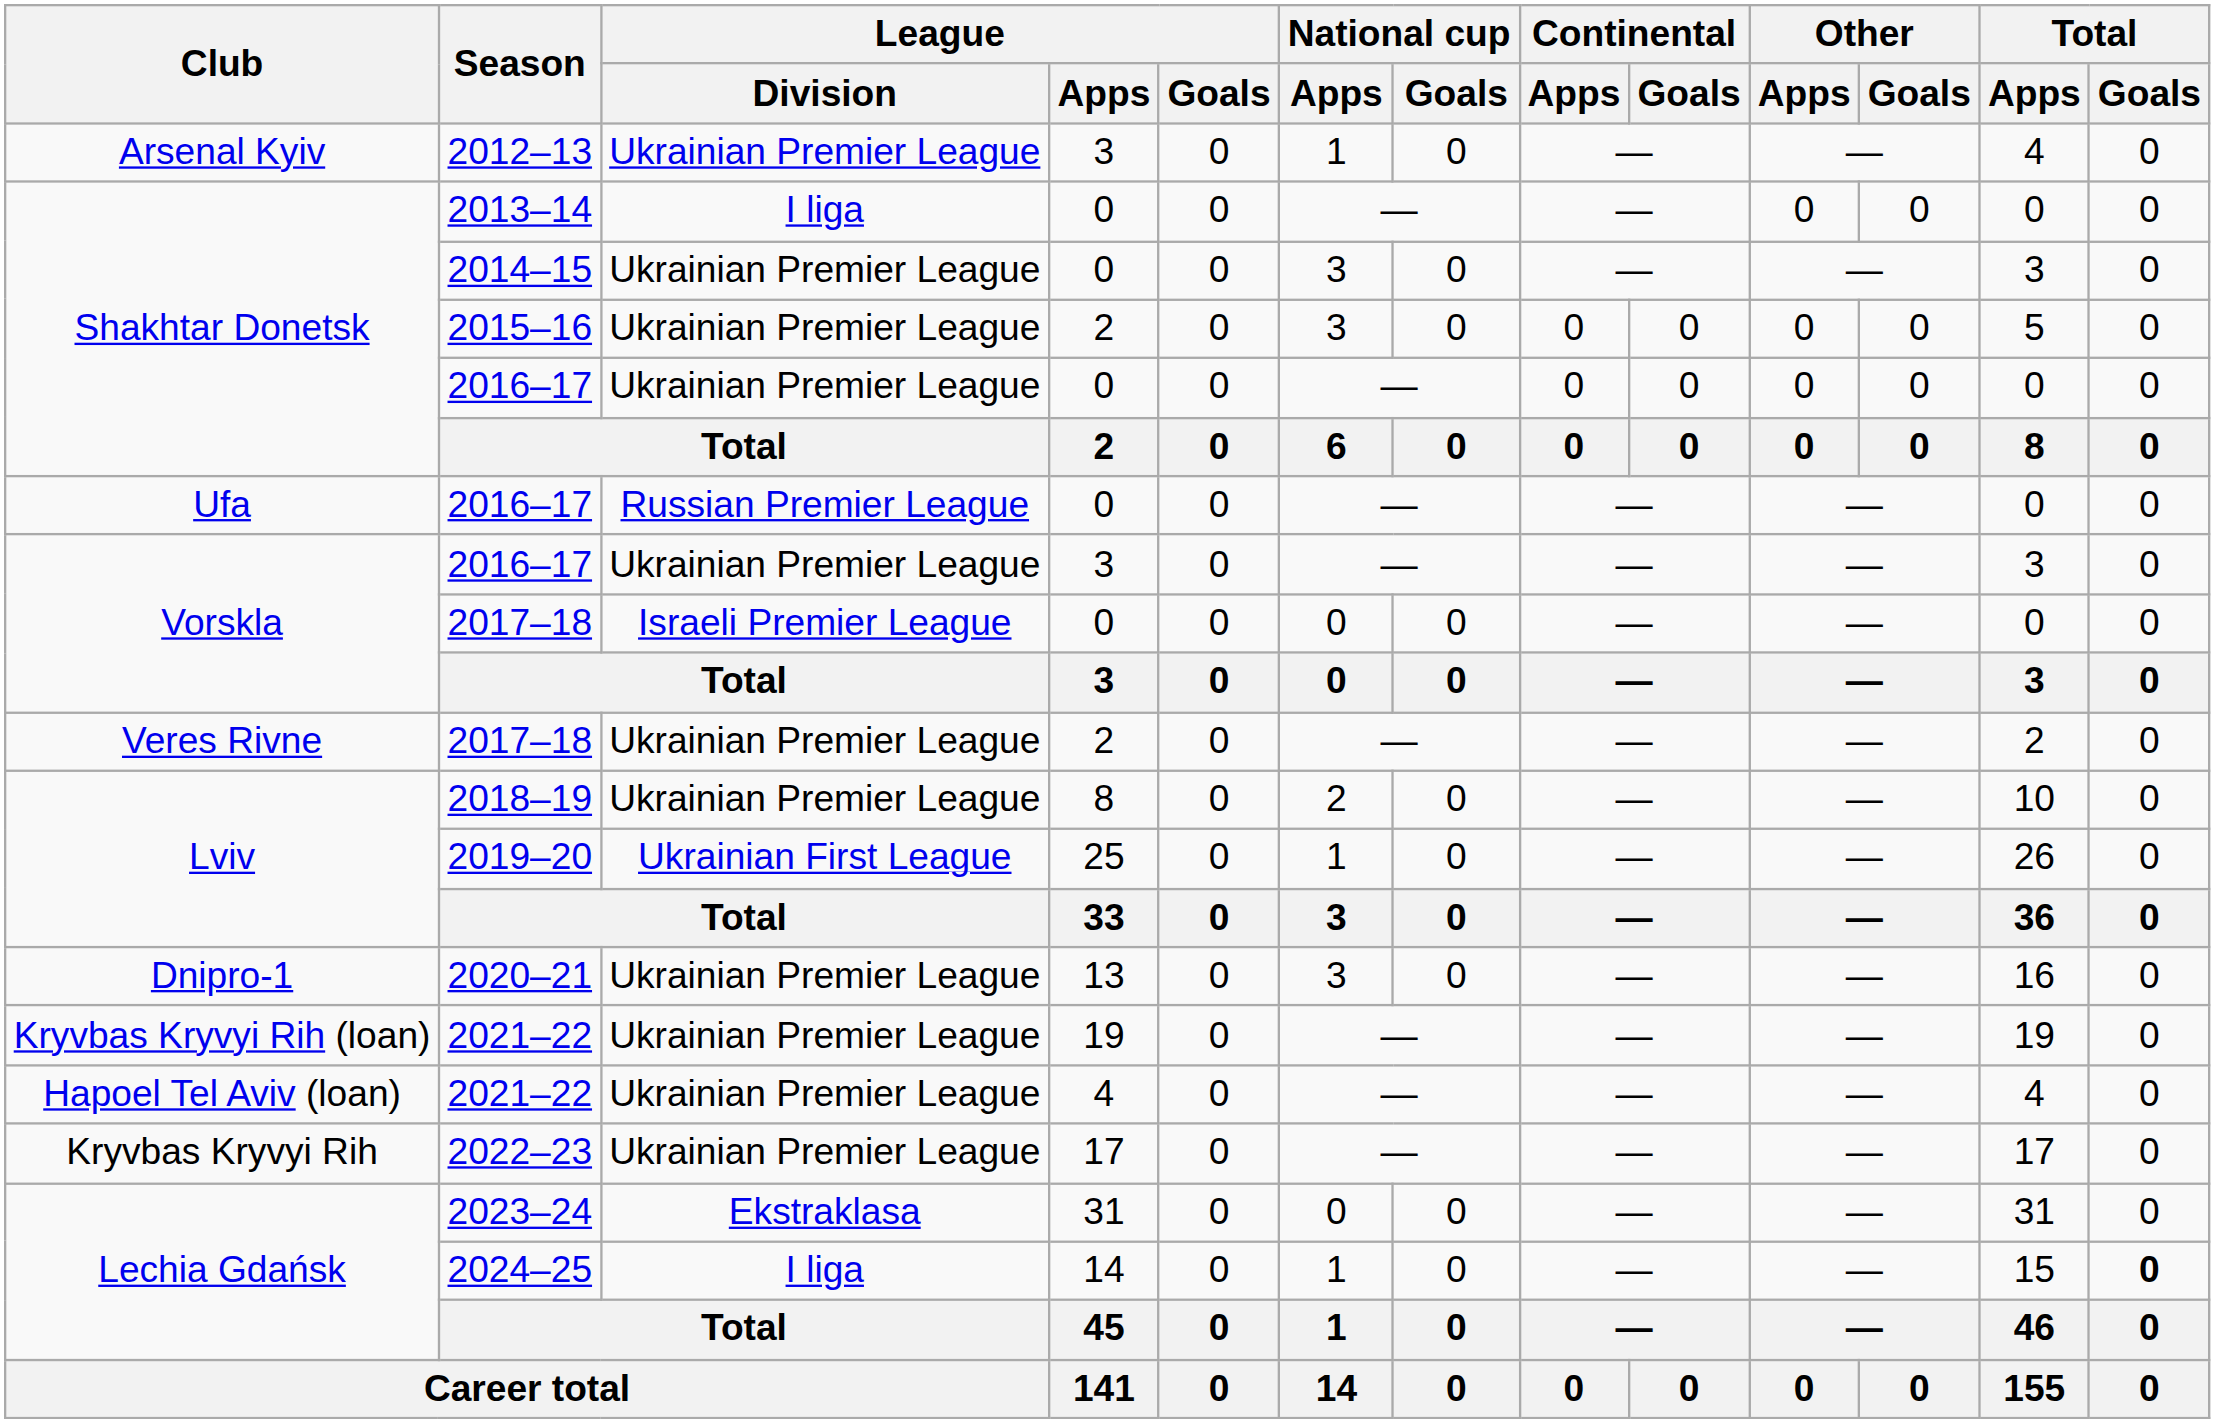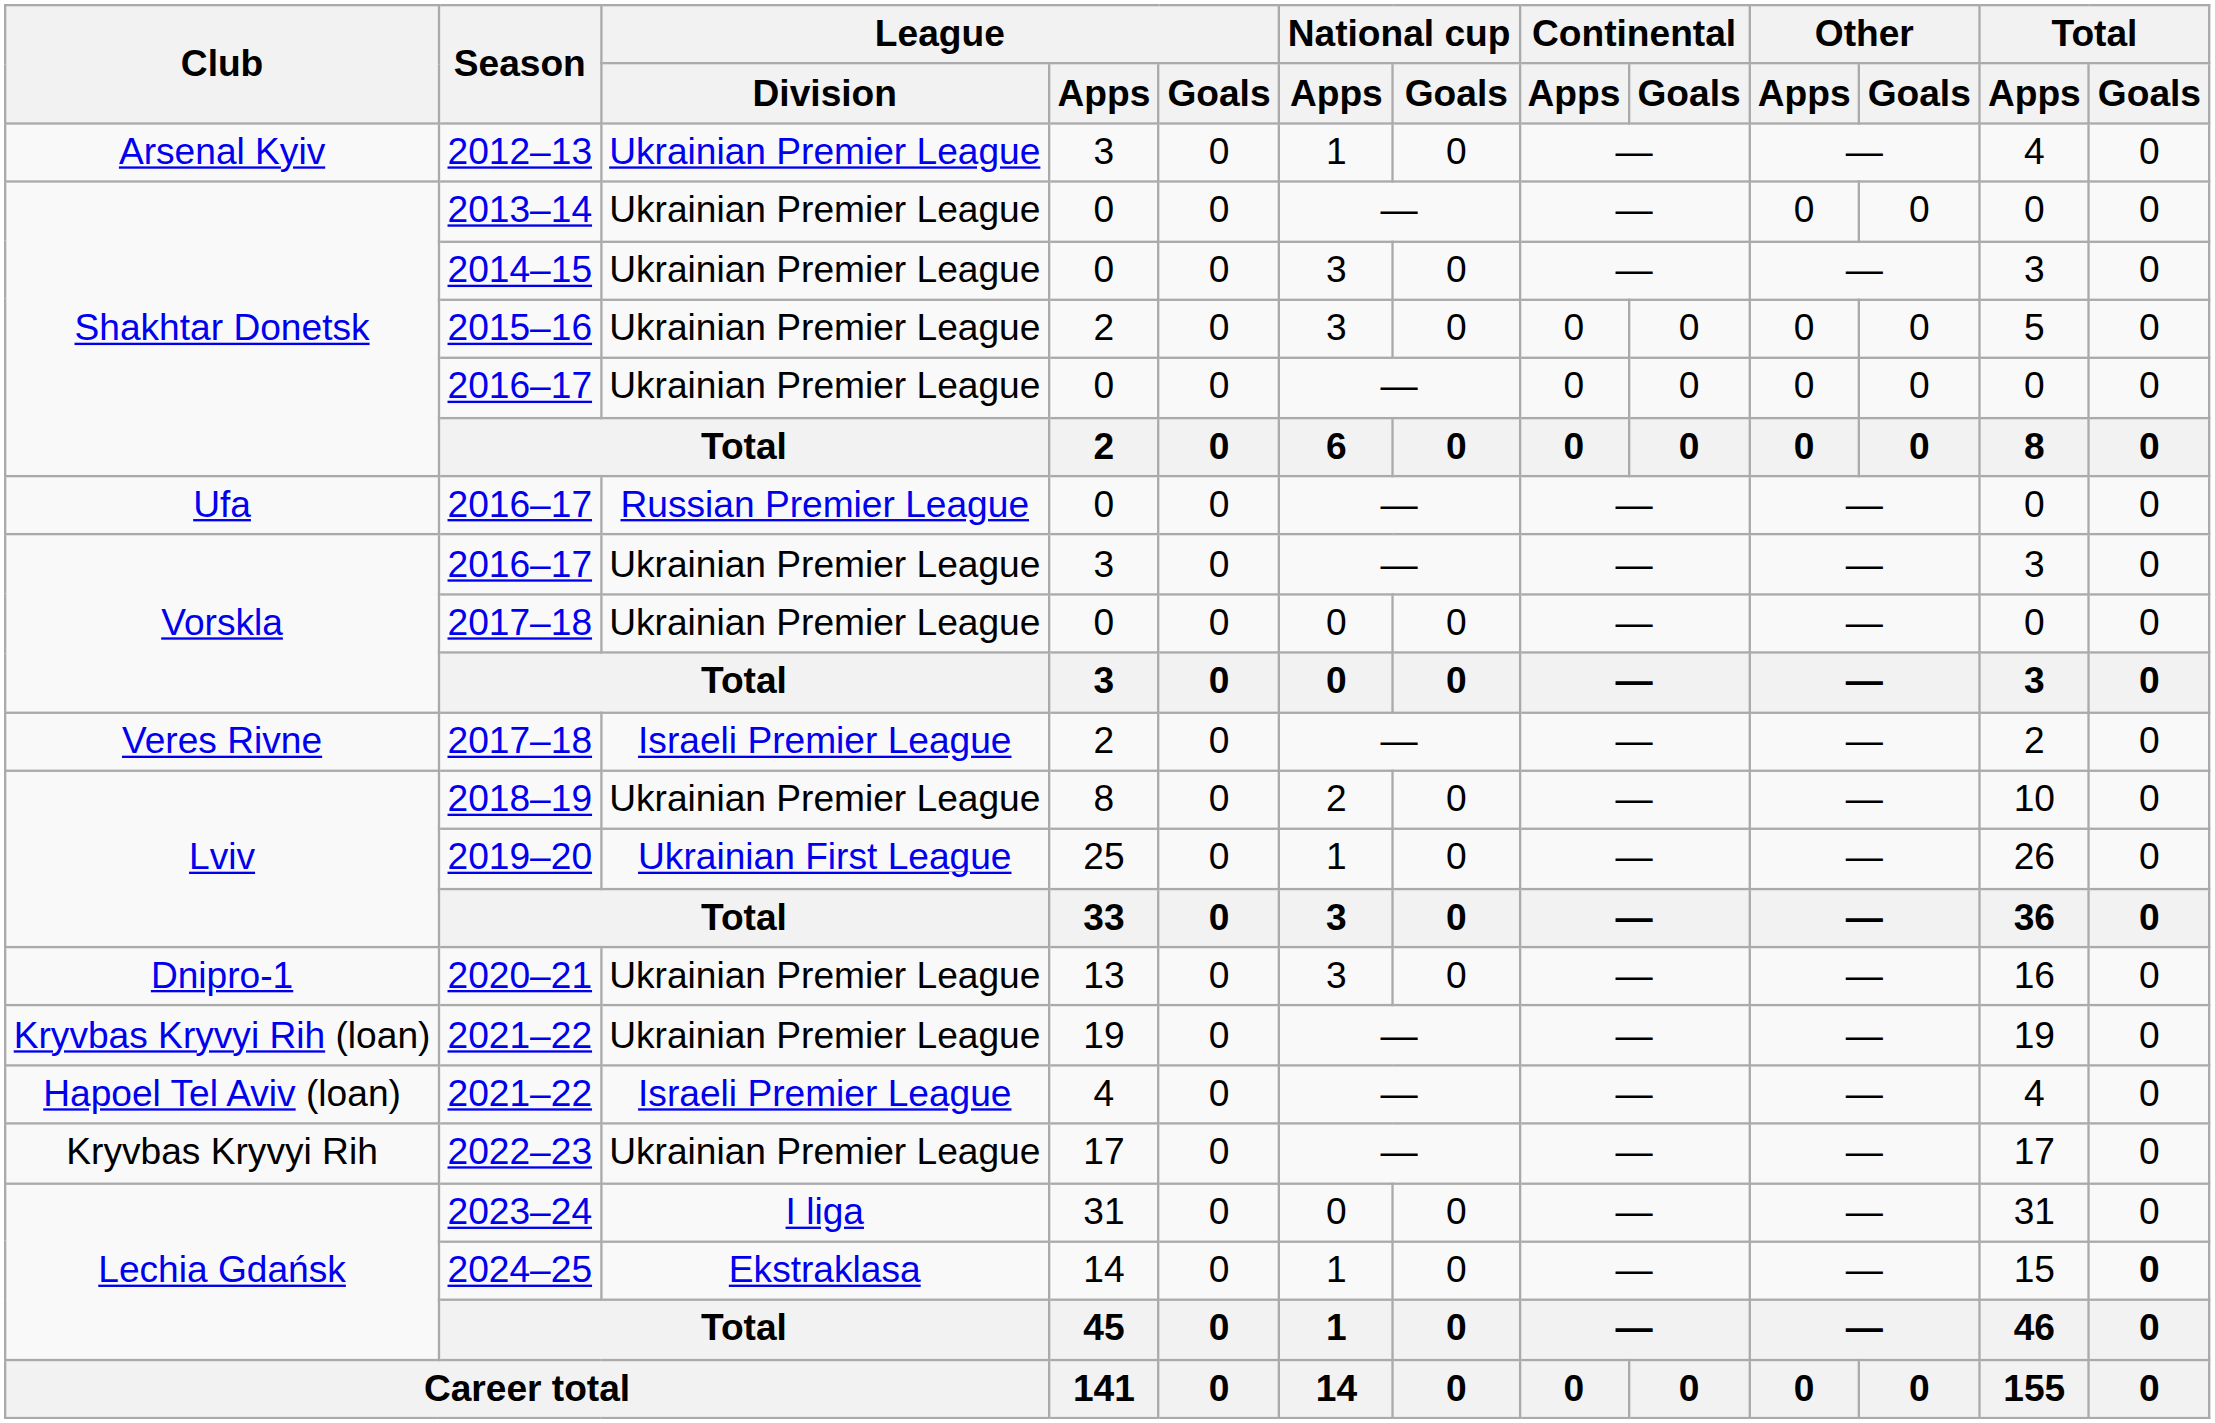(825, 210) I liga -> (825, 210) Ukrainian Premier League
(825, 622) Israeli Premier League -> (825, 622) Ukrainian Premier League
(825, 740) Ukrainian Premier League -> (825, 740) Israeli Premier League
(825, 1093) Ukrainian Premier League -> (825, 1093) Israeli Premier League
(825, 1211) Ekstraklasa -> (825, 1211) I liga
(825, 1270) I liga -> (825, 1270) Ekstraklasa
